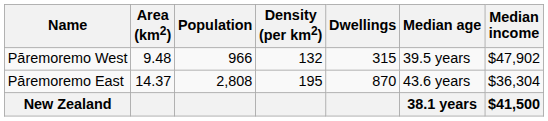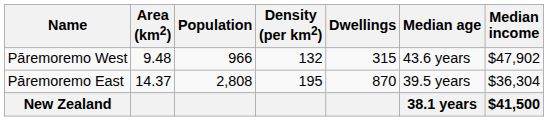(437, 58) 39.5 years -> (437, 58) 43.6 years
(437, 81) 43.6 years -> (437, 81) 39.5 years
